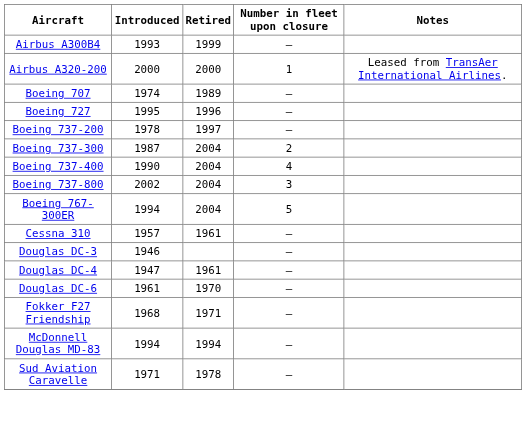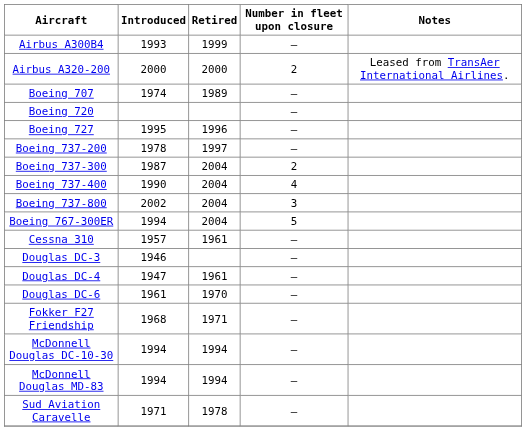(289, 69) 1 -> (294, 69) 2
+ row: (61, 111)
+ row: (61, 349)
